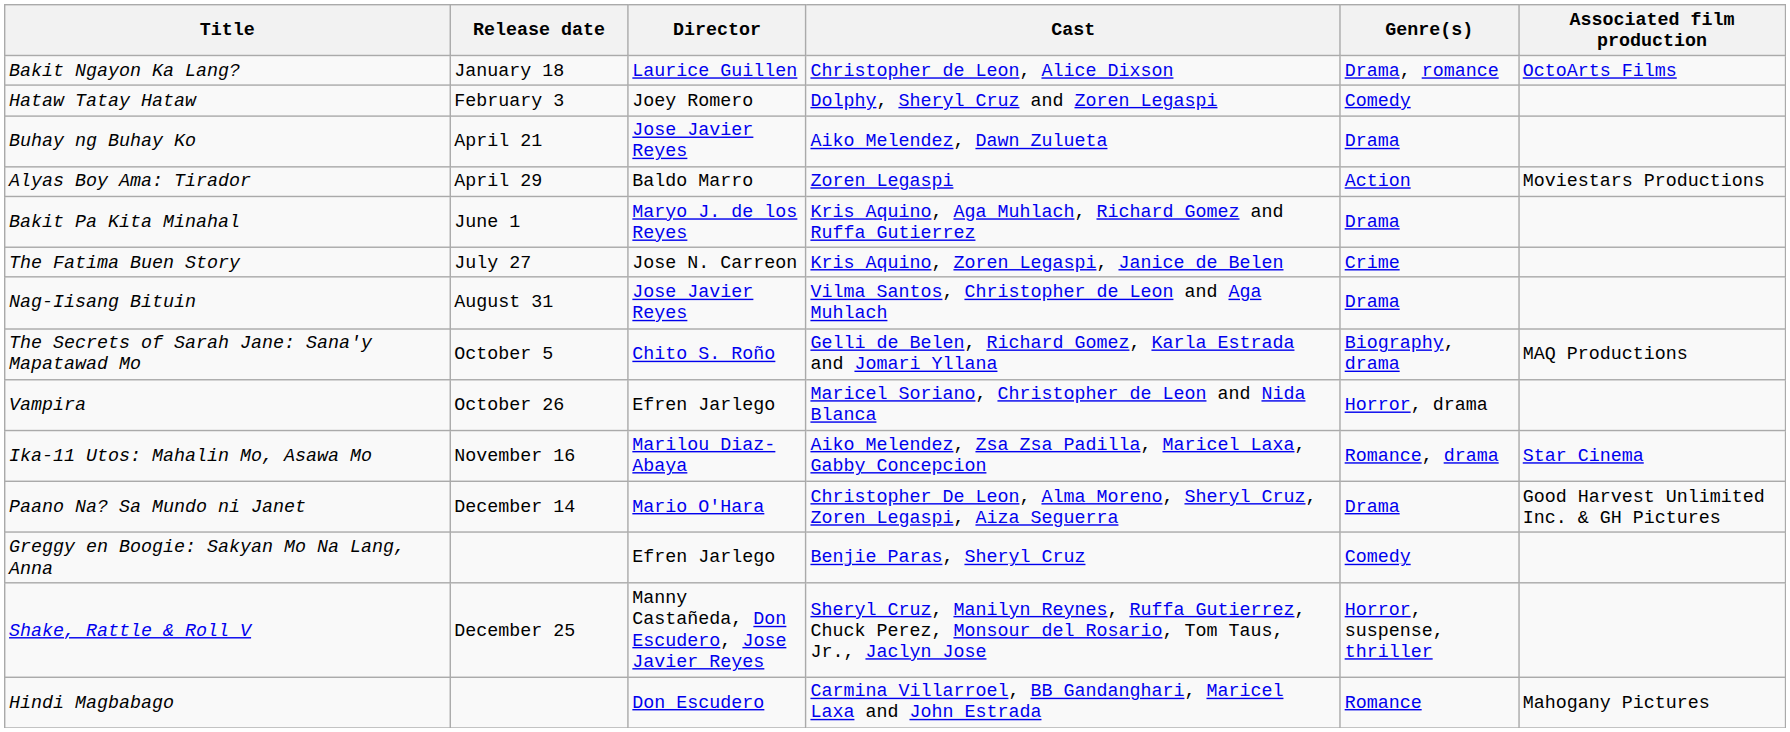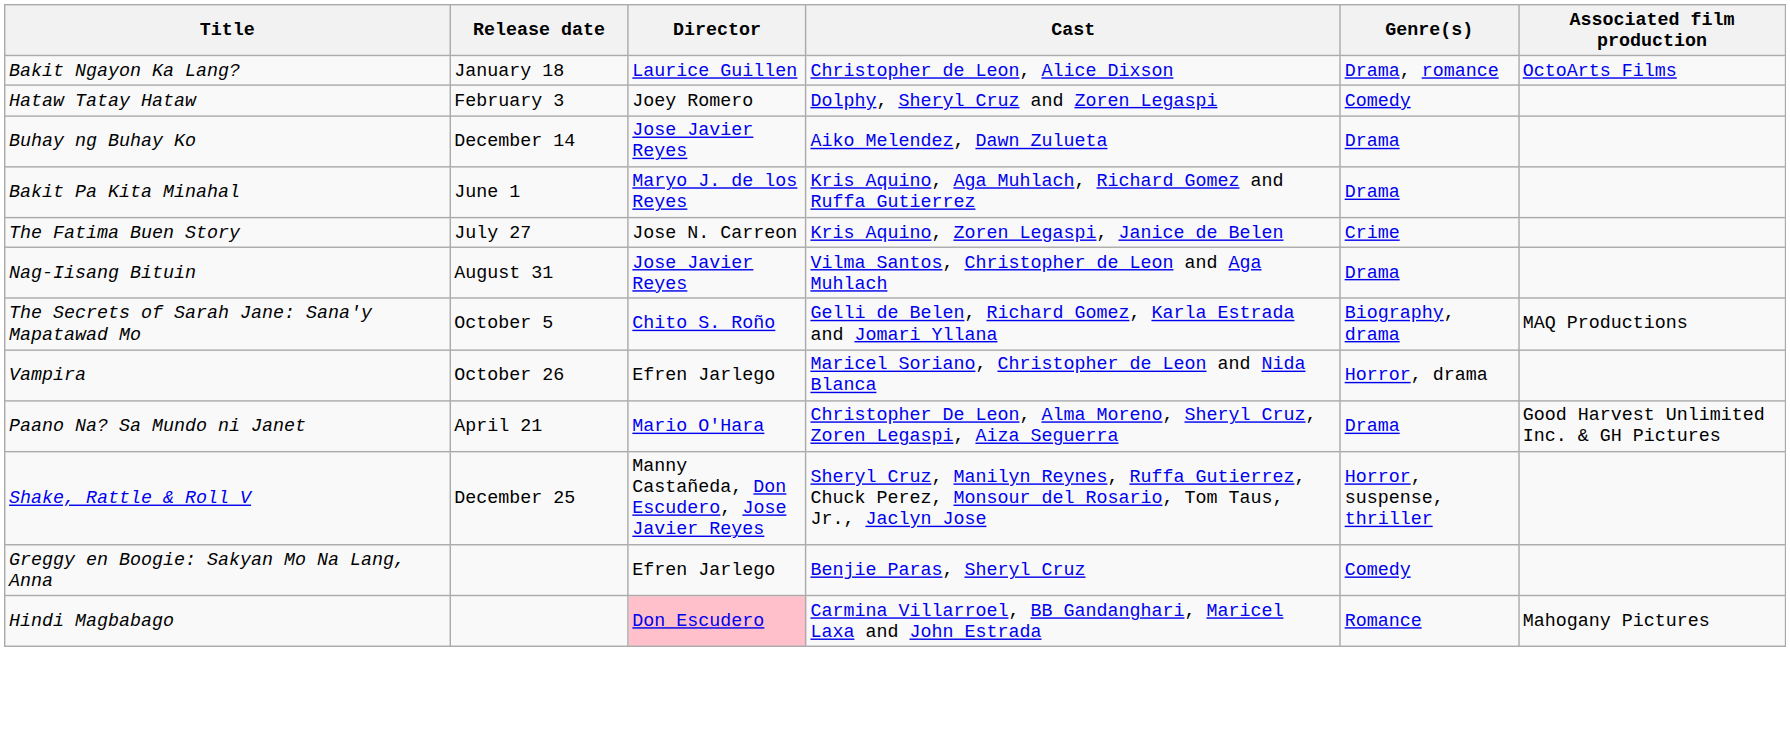(498, 141) April 21 -> (515, 141) December 14
- row: (130, 181)
- row: (191, 456)
(515, 507) December 14 -> (498, 426) April 21
rows swapped: (130, 630) <-> (207, 558)
(698, 702) no background -> (698, 621) pink background
